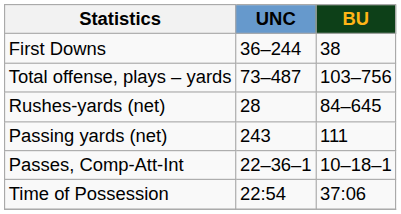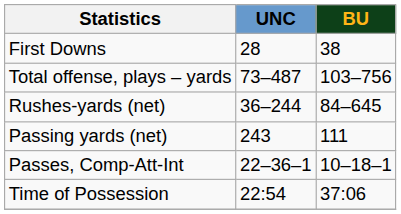(271, 48) 36–244 -> (250, 48) 28
(250, 106) 28 -> (271, 106) 36–244
